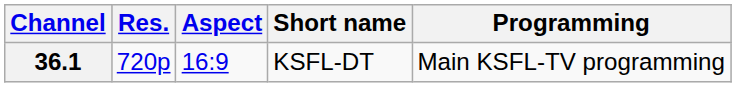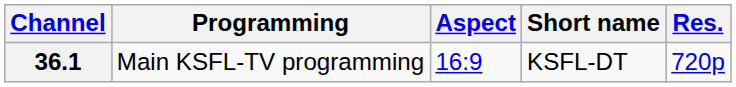columns swapped: (144, 23) <-> (571, 23)
